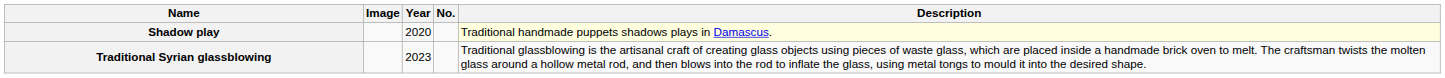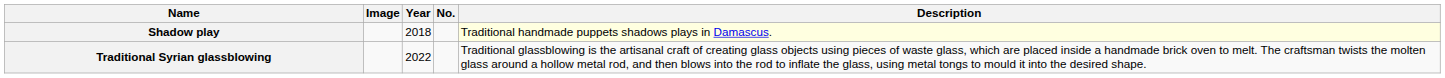(418, 32) 2020 -> (418, 32) 2018
(418, 57) 2023 -> (418, 57) 2022
